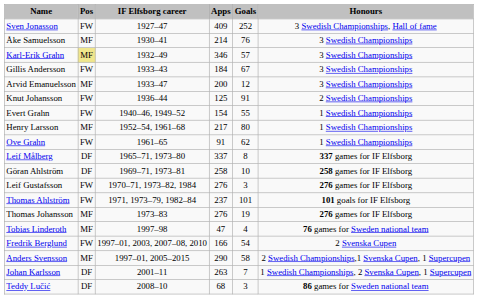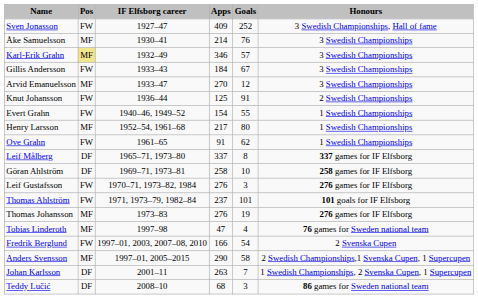(221, 84) 200 -> (221, 84) 270
